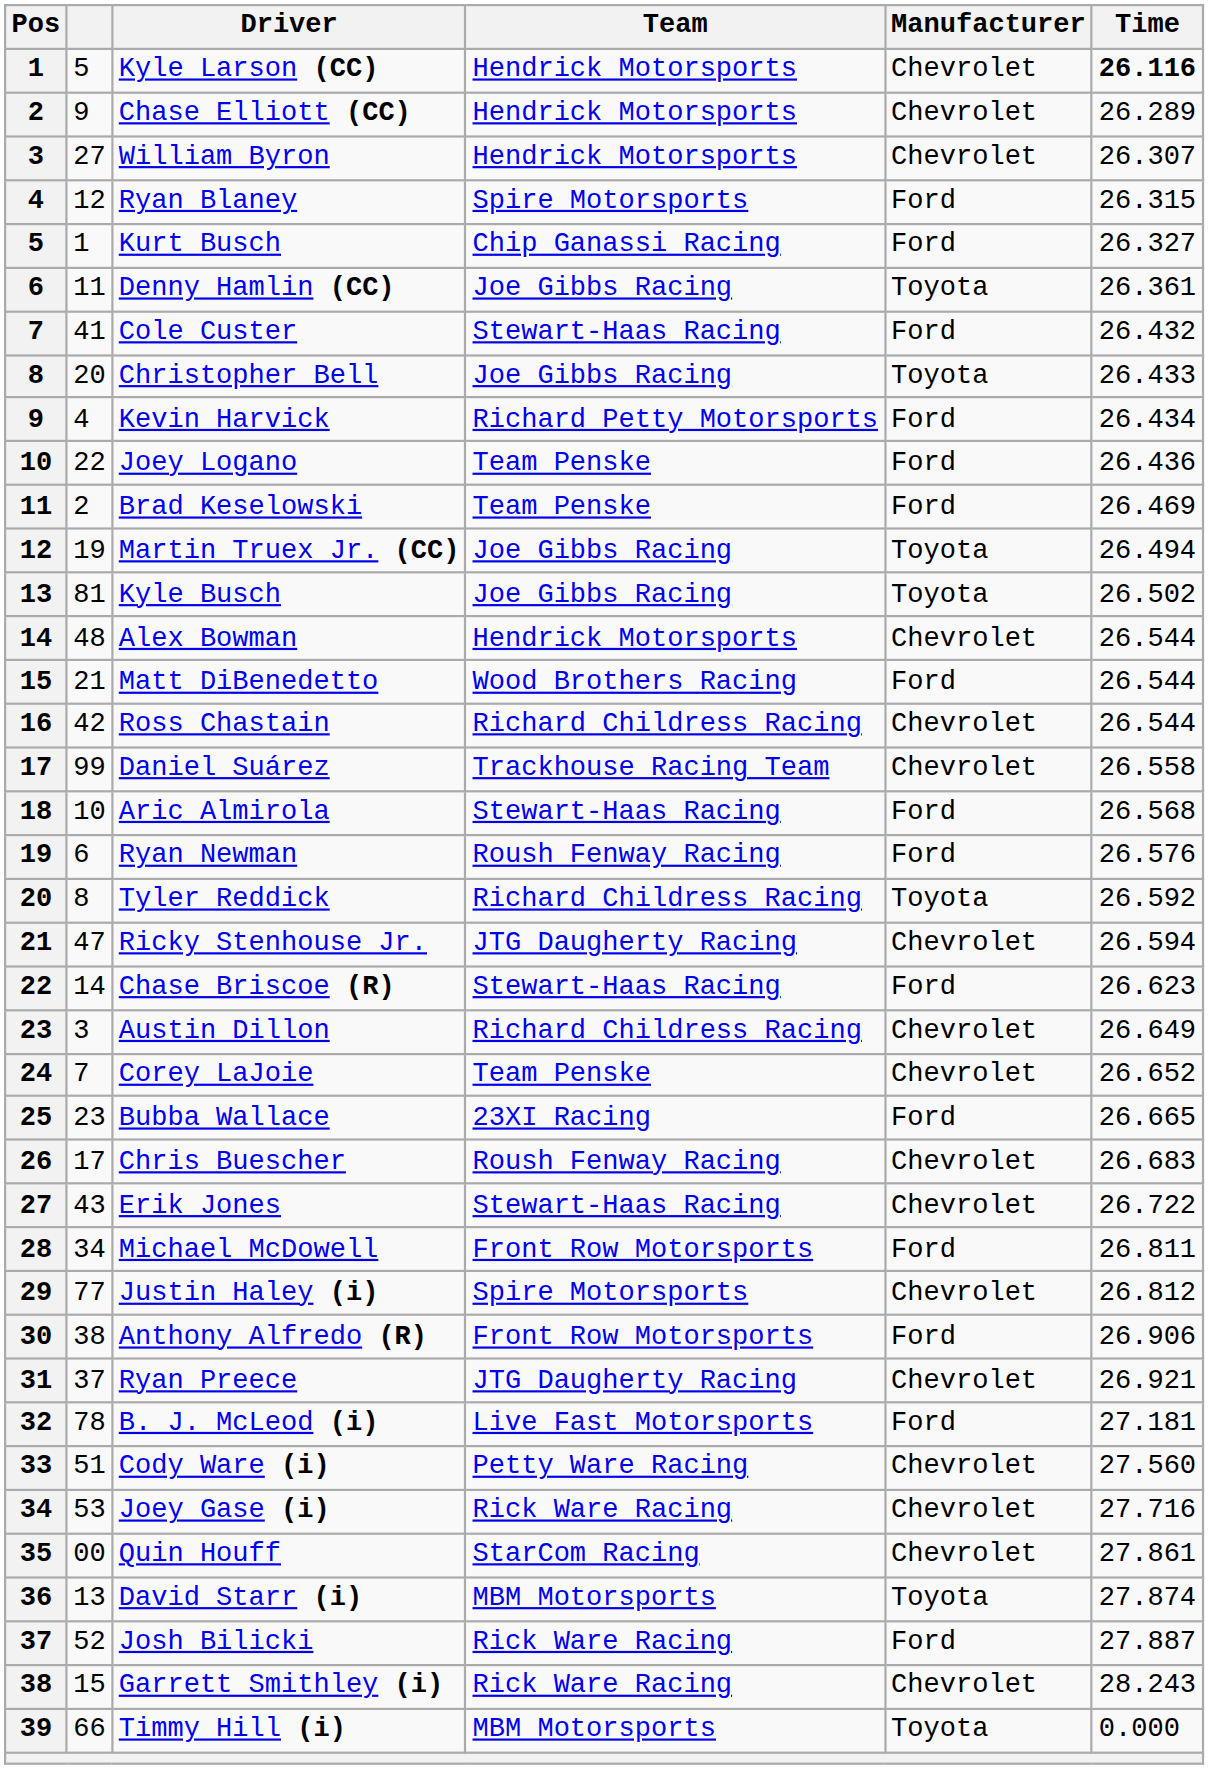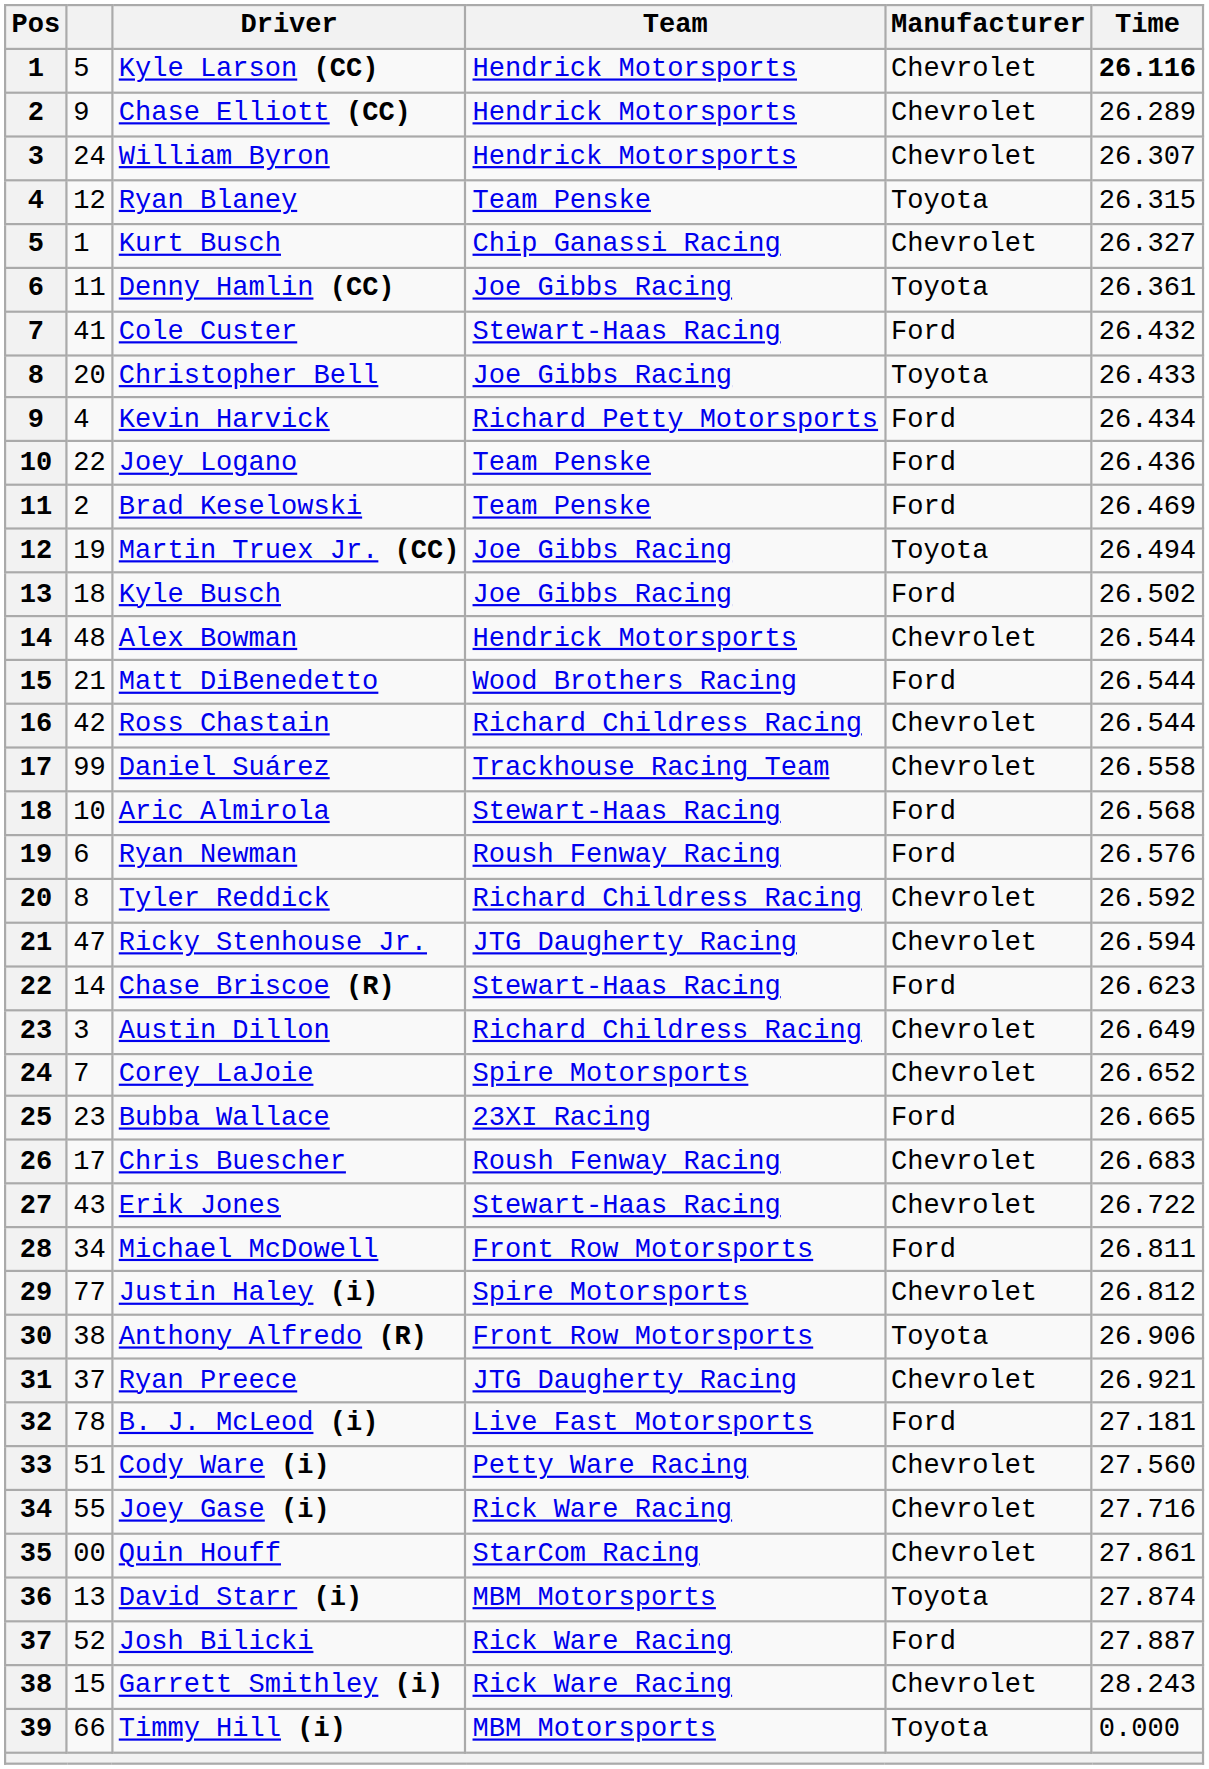(90, 158) 27 -> (90, 158) 24
(610, 202) Spire Motorsports -> (562, 202) Team Penske
(924, 202) Ford -> (940, 202) Toyota
(924, 246) Ford -> (964, 246) Chevrolet
(90, 595) 81 -> (90, 595) 18
(940, 595) Toyota -> (924, 595) Ford
(940, 901) Toyota -> (964, 901) Chevrolet
(562, 1075) Team Penske -> (610, 1075) Spire Motorsports
(924, 1337) Ford -> (940, 1337) Toyota
(90, 1512) 53 -> (90, 1512) 55
